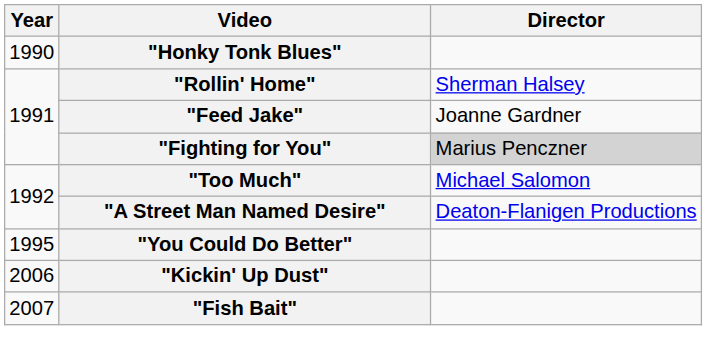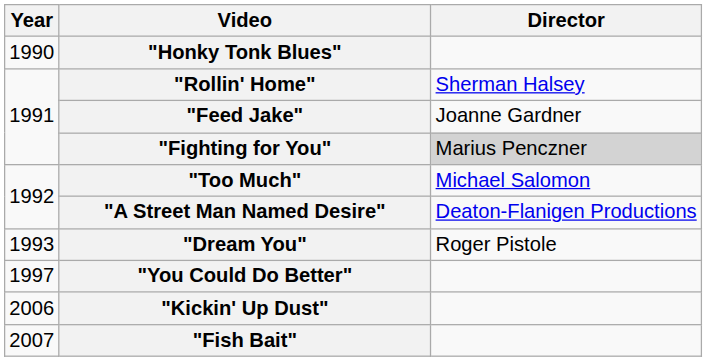+ row: (245, 244)
(32, 244) 1995 -> (32, 276) 1997
